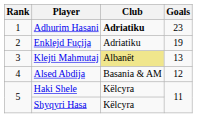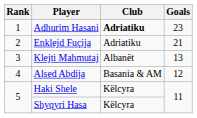(178, 43) 19 -> (178, 43) 21
(119, 58) khaki background -> (119, 58) no background
